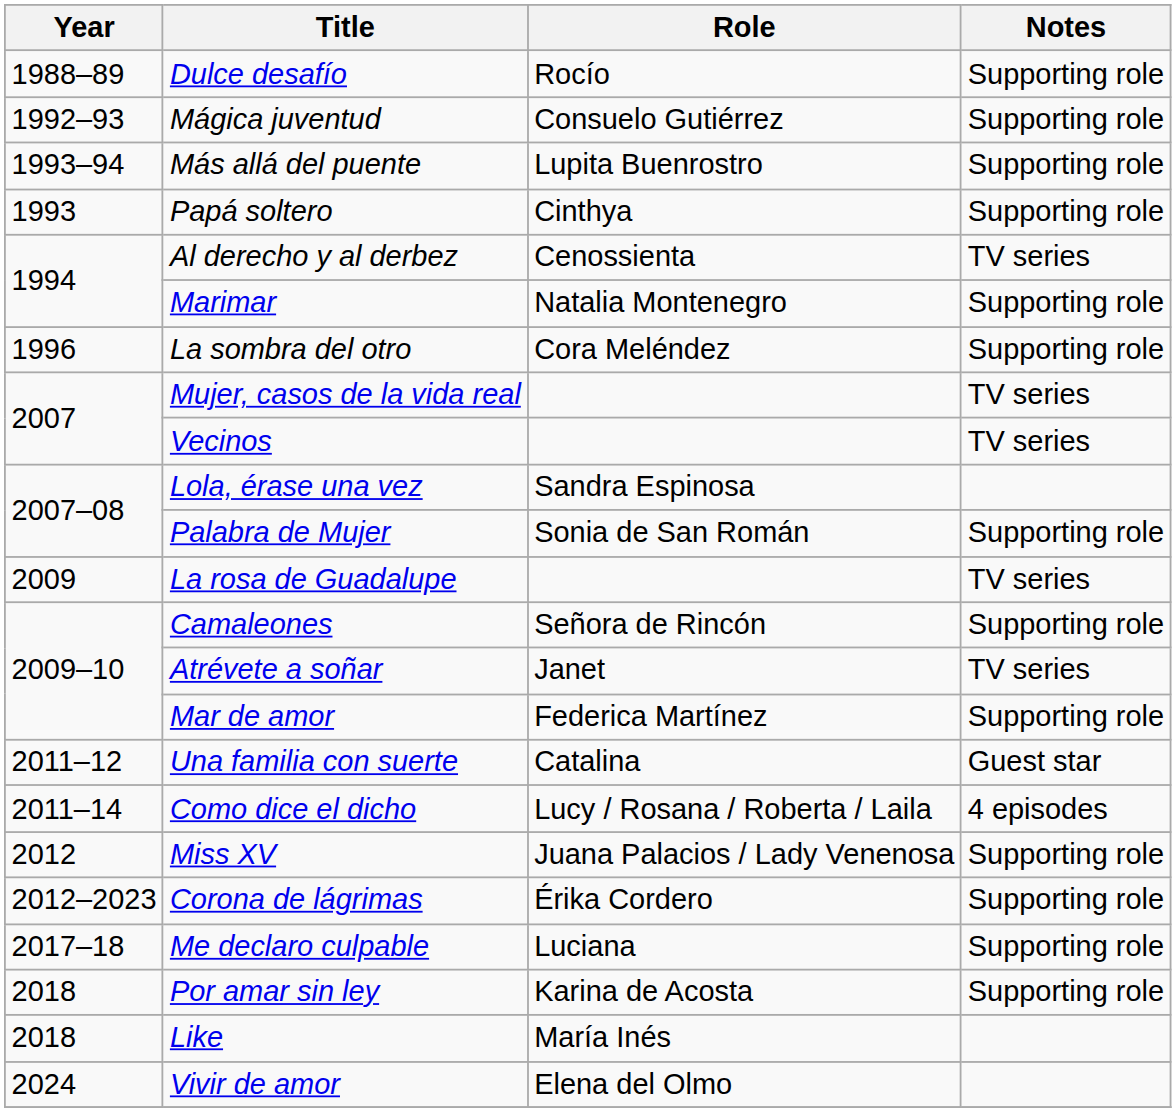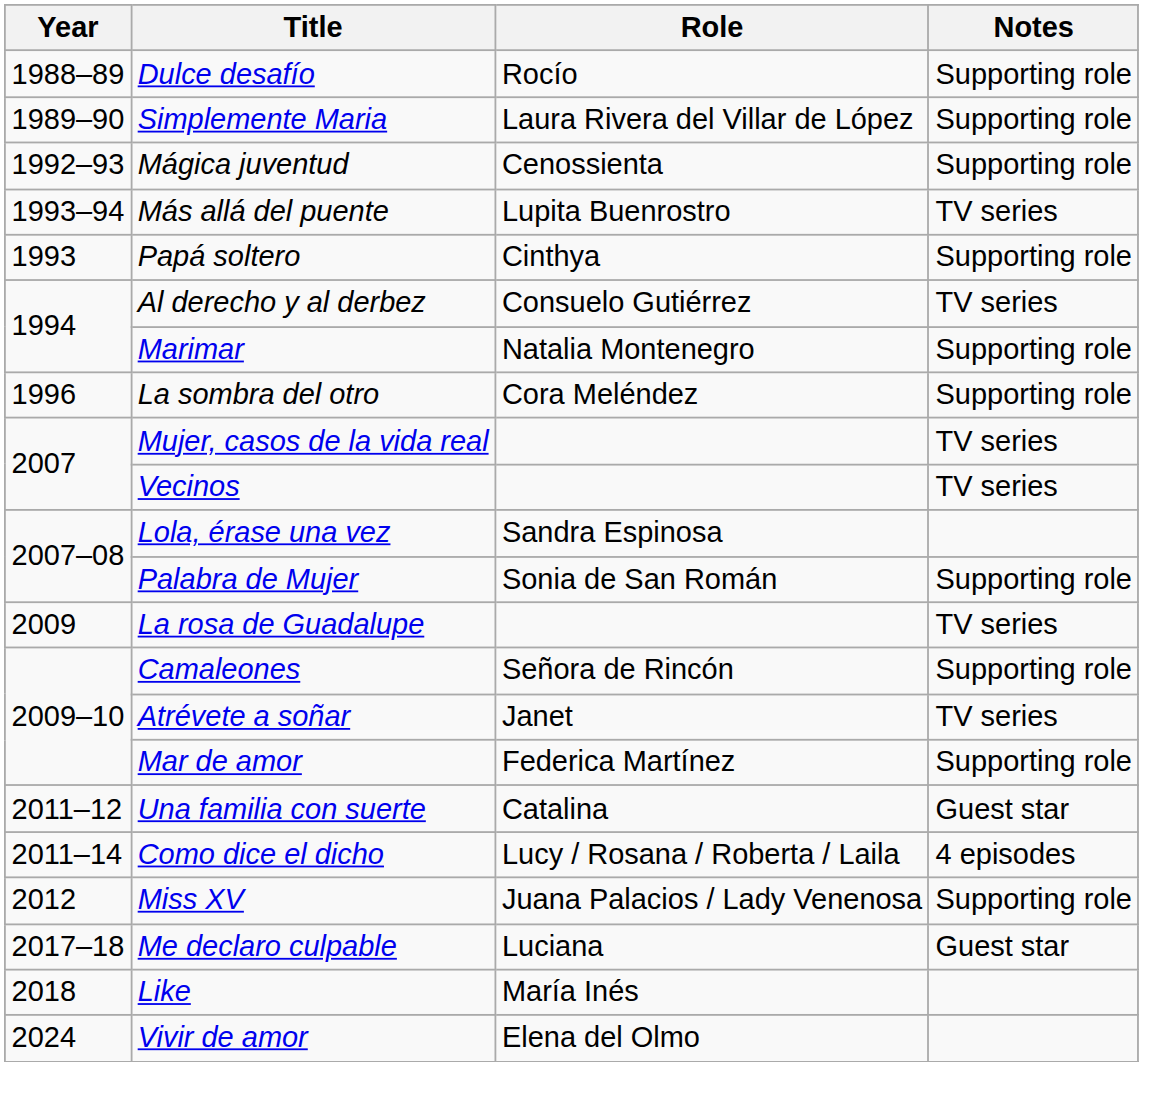+ row: (262, 119)
(659, 119) Consuelo Gutiérrez -> (582, 165) Cenossienta
(1066, 165) Supporting role -> (997, 211) TV series
(615, 257) Cenossienta -> (627, 303) Consuelo Gutiérrez
- row: (296, 900)
(1066, 946) Supporting role -> (1002, 946) Guest star
- row: (275, 991)
